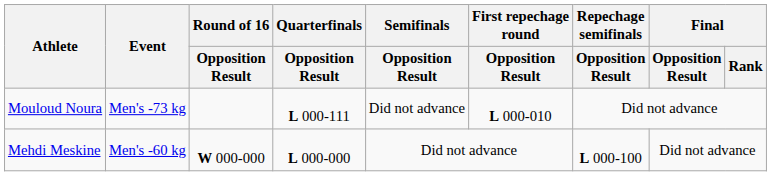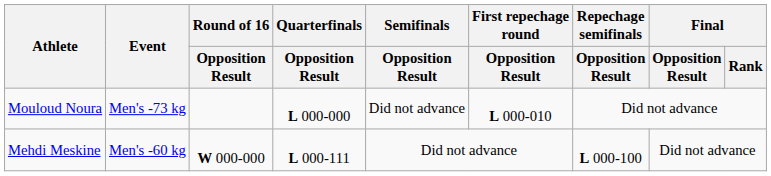(319, 117) L 000-111 -> (319, 117) L 000-000
(319, 159) L 000-000 -> (319, 159) L 000-111
